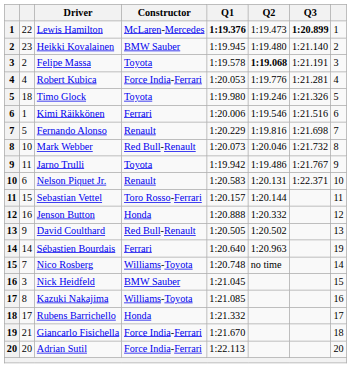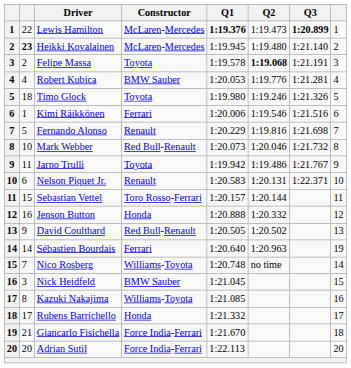(27, 46) normal -> (27, 46) bold
(152, 46) BMW Sauber -> (164, 46) McLaren-Mercedes
(163, 79) Force India-Ferrari -> (152, 79) BMW Sauber
